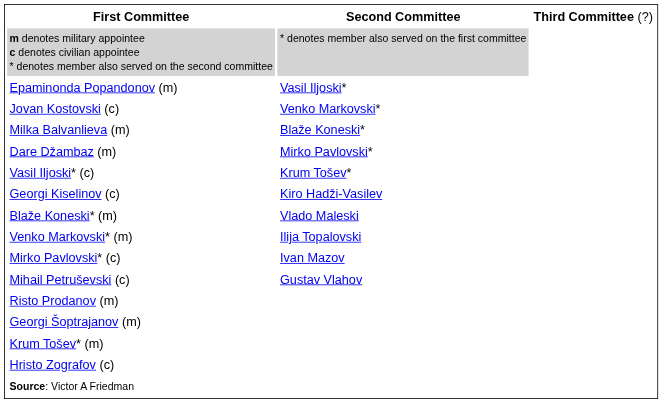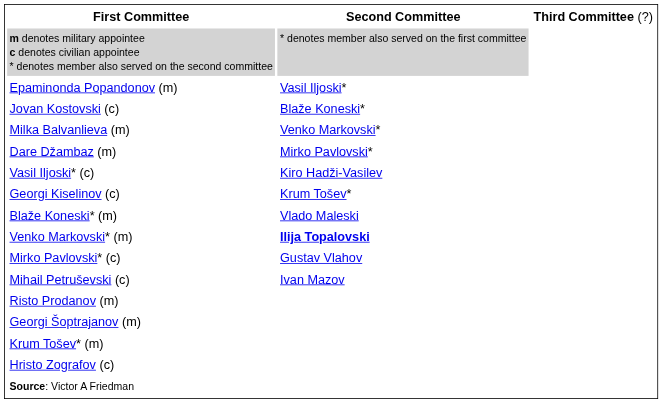(330, 109) Venko Markovski* -> (323, 109) Blaže Koneski*
(323, 130) Blaže Koneski* -> (330, 130) Venko Markovski*
(316, 173) Krum Tošev* -> (331, 173) Kiro Hadži-Vasilev
(331, 194) Kiro Hadži-Vasilev -> (316, 194) Krum Tošev*
(321, 237) normal -> (325, 237) bold
(312, 258) Ivan Mazov -> (321, 258) Gustav Vlahov
(321, 279) Gustav Vlahov -> (312, 279) Ivan Mazov
